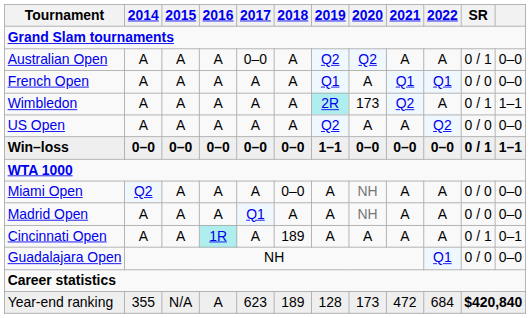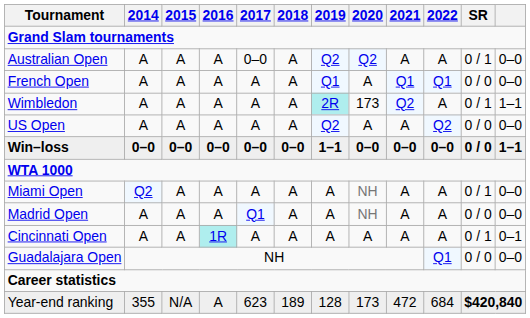(478, 147) 0 / 1 -> (478, 147) 0 / 0
(293, 192) 0–0 -> (293, 192) A
(478, 192) 0 / 0 -> (478, 192) 0 / 1
(293, 236) 189 -> (293, 236) A
